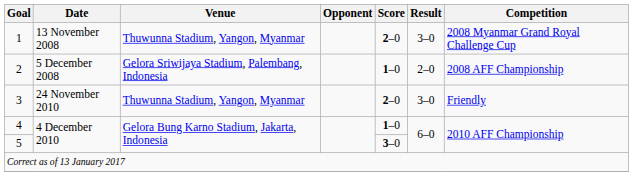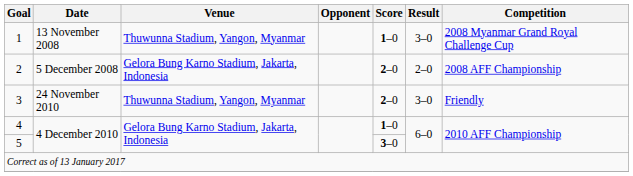(391, 38) 2–0 -> (389, 38) 1–0
(213, 69) Gelora Sriwijaya Stadium, Palembang, Indonesia -> (210, 69) Gelora Bung Karno Stadium, Jakarta, Indonesia
(391, 69) 1–0 -> (389, 69) 2–0
